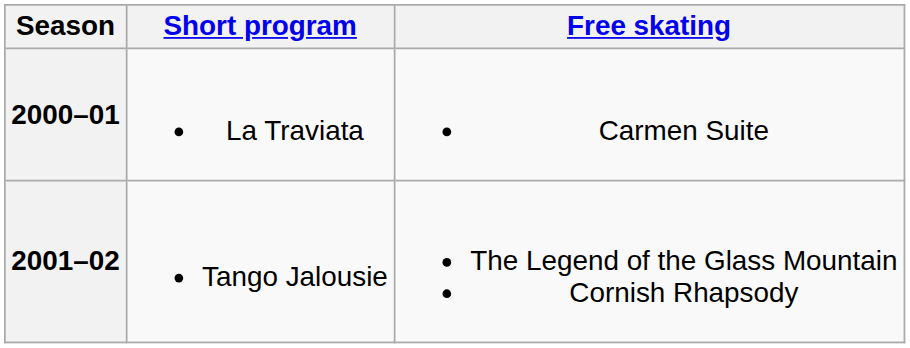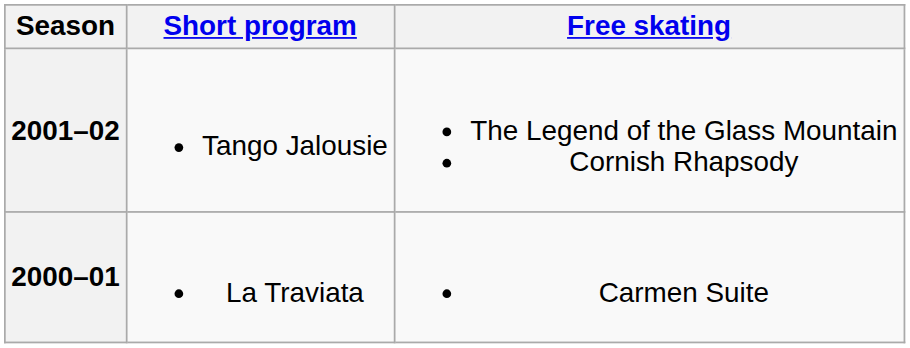rows swapped: (65, 261) <-> (65, 114)
